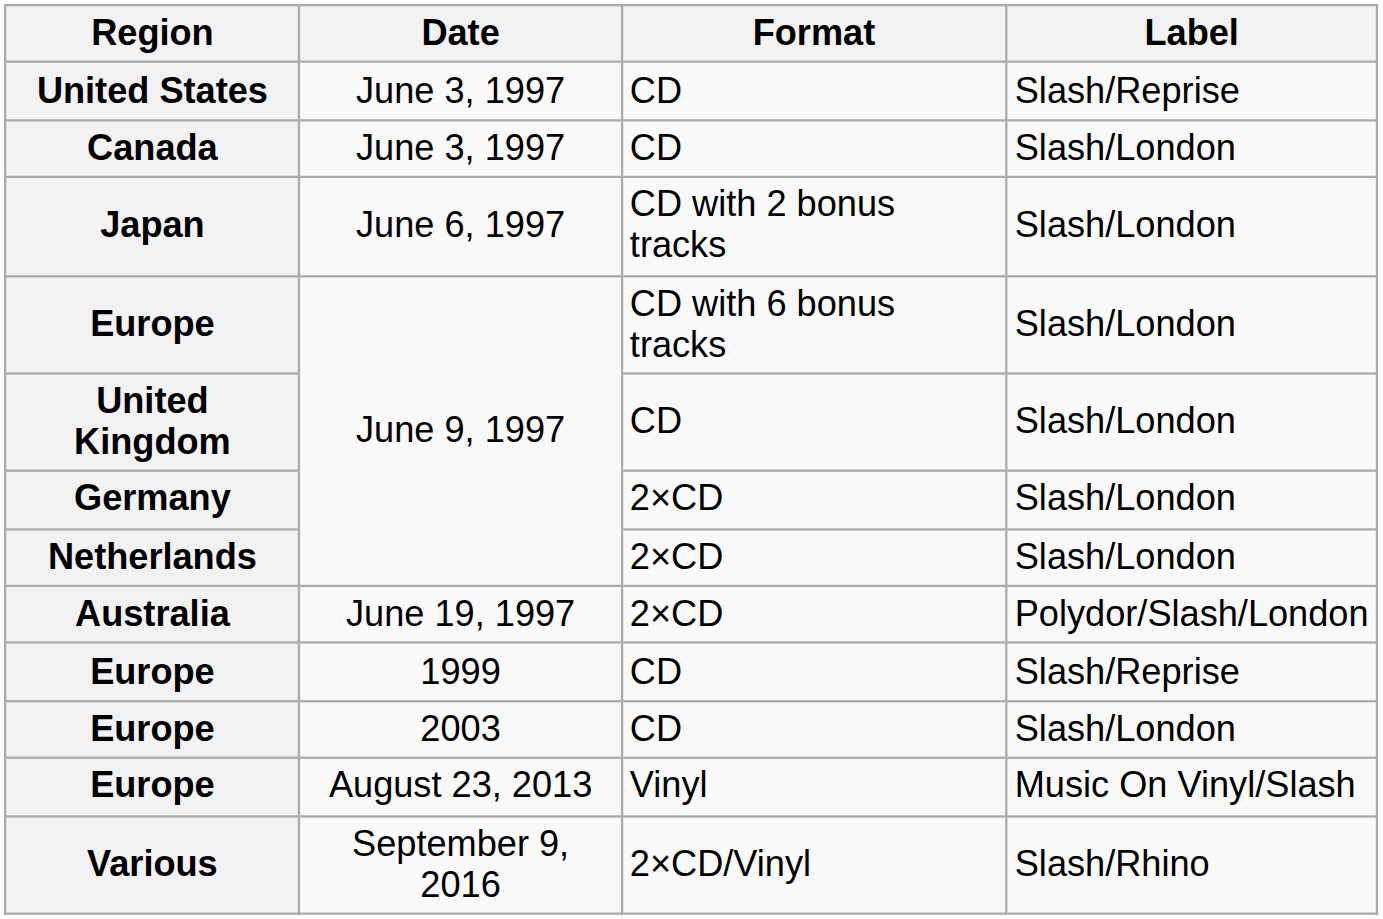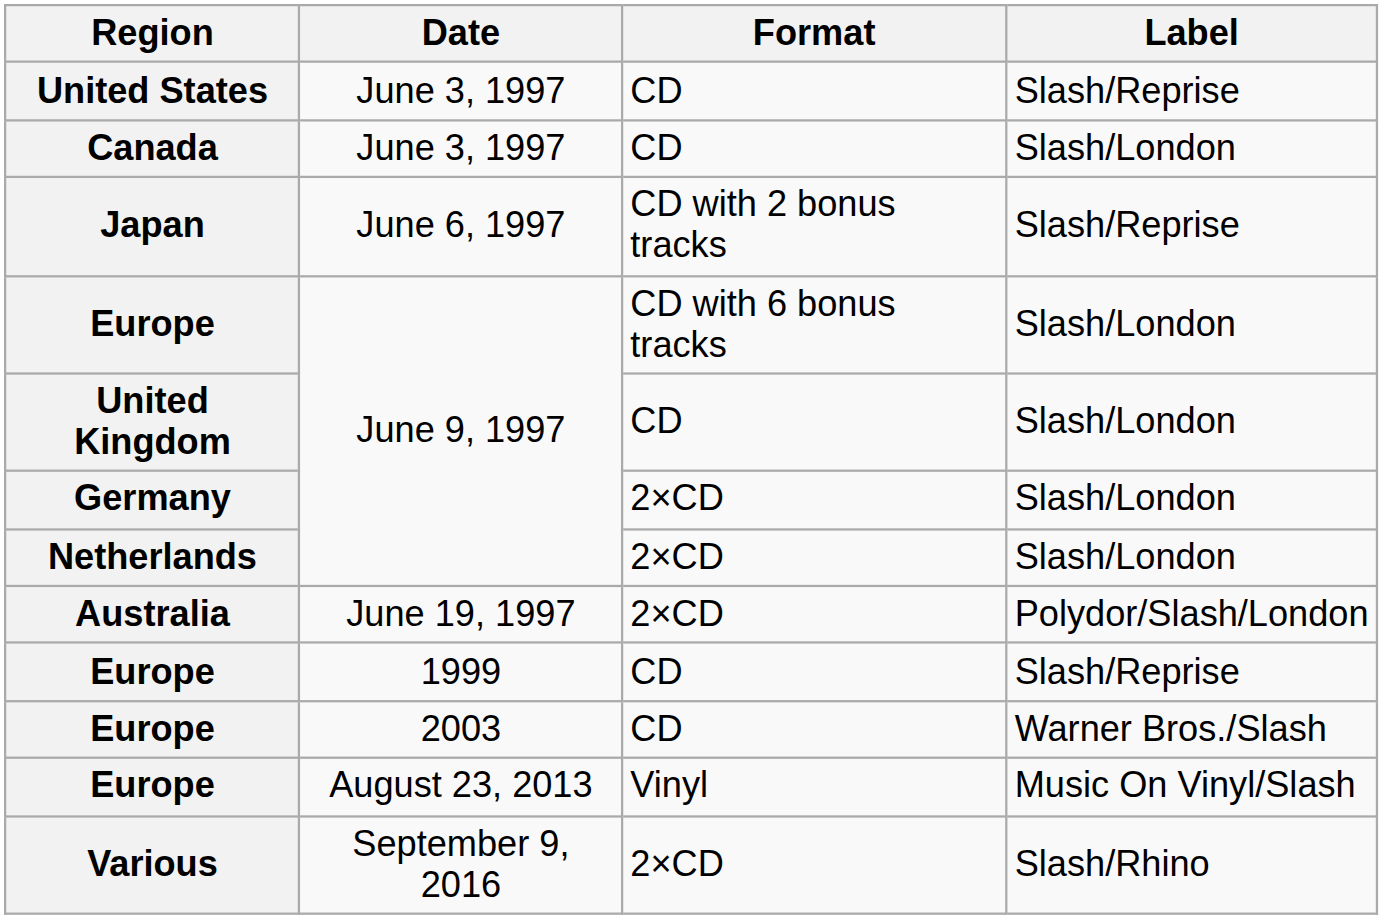(1125, 225) Slash/London -> (1127, 225) Slash/Reprise
(1125, 728) Slash/London -> (1171, 728) Warner Bros./Slash
(720, 863) 2×CD/Vinyl -> (677, 863) 2×CD
